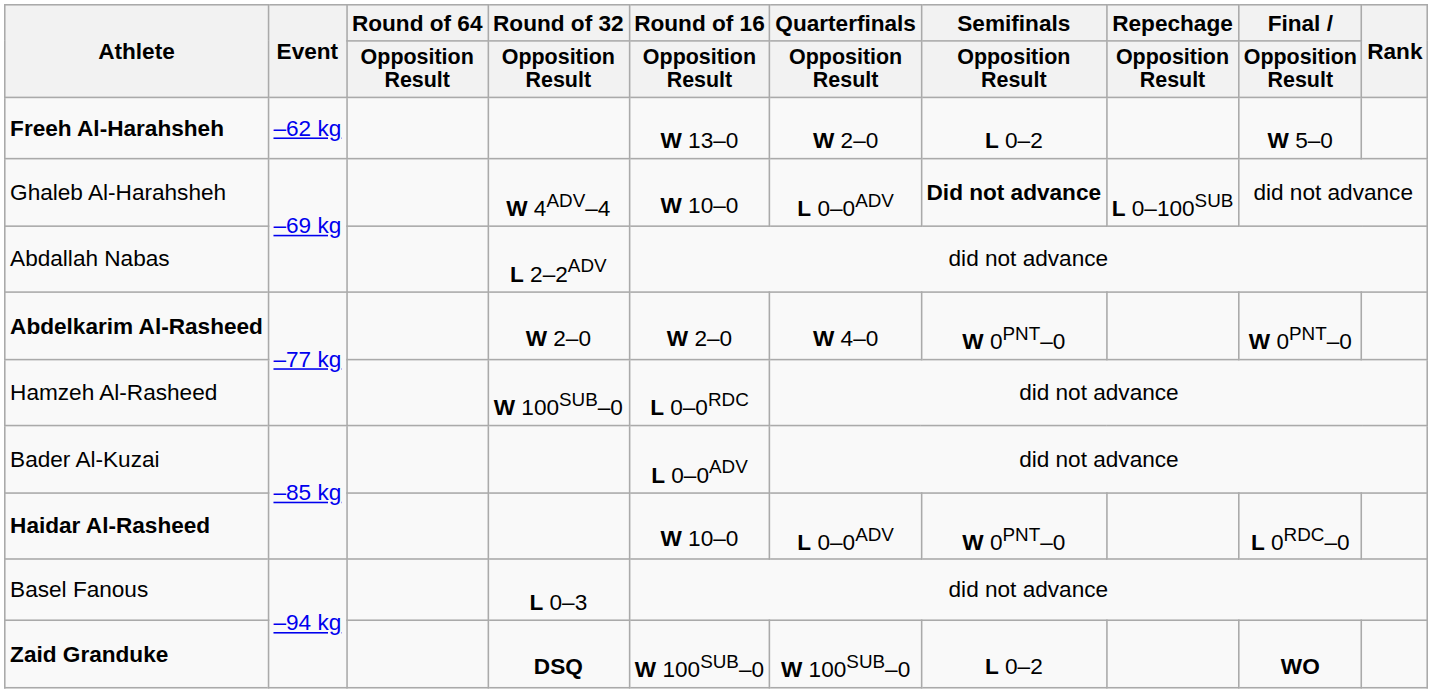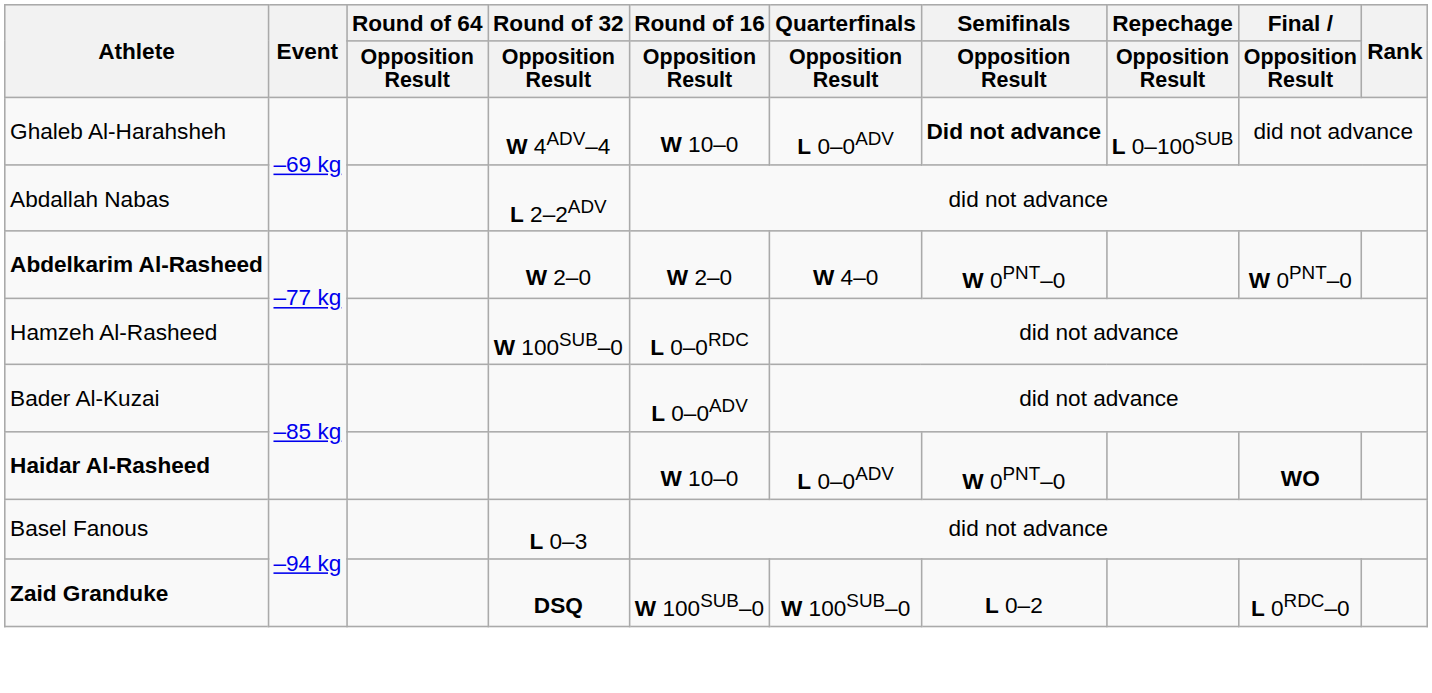- row: (117, 129)
(1300, 539) L 0RDC–0 -> (1300, 478) WO
(1300, 667) WO -> (1300, 606) L 0RDC–0
